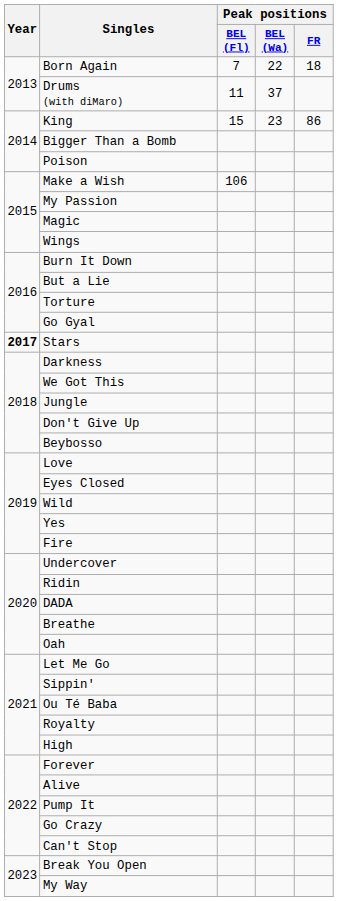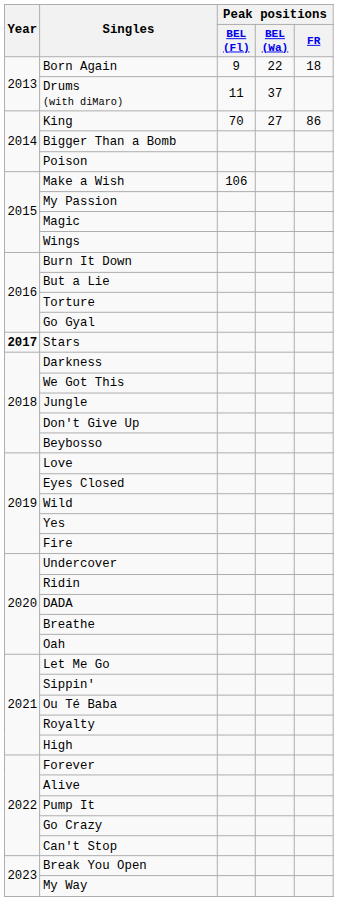(236, 67) 7 -> (236, 67) 9
(236, 121) 15 -> (236, 121) 70
(275, 121) 23 -> (275, 121) 27
